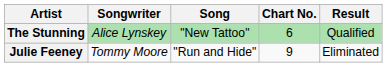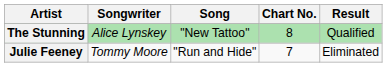(289, 33) 6 -> (289, 33) 8
(289, 52) 9 -> (289, 52) 7
